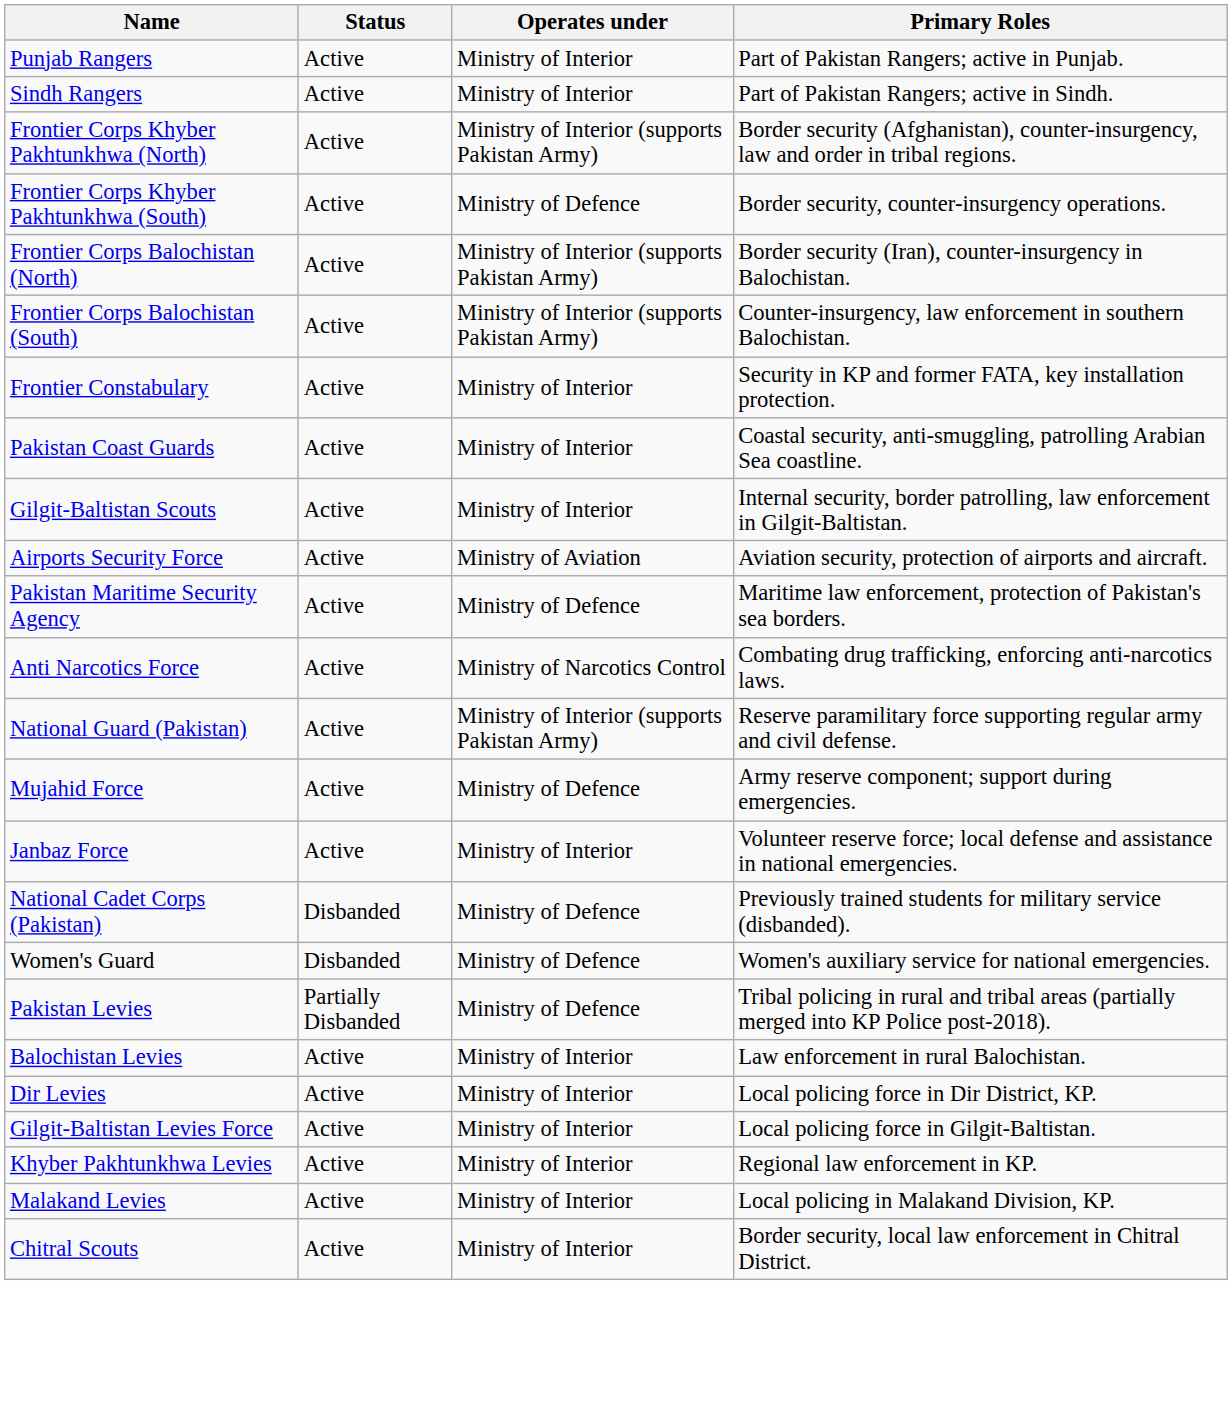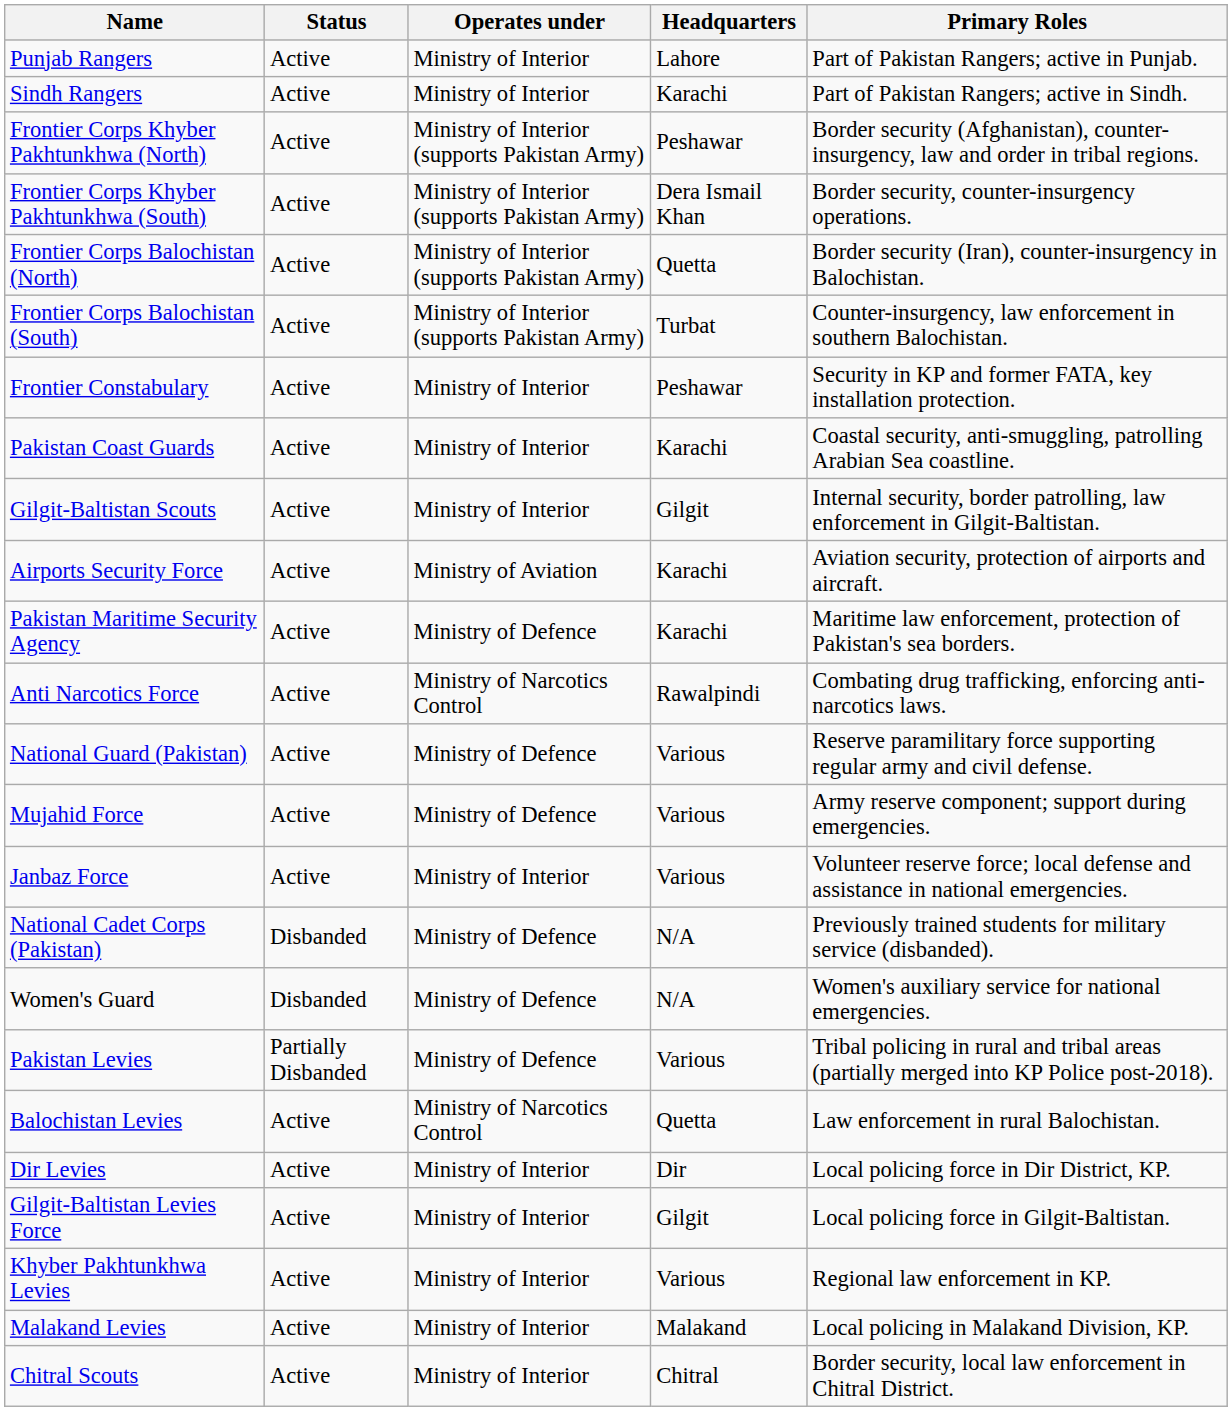+ column: (729, 22)
(549, 203) Ministry of Defence -> (529, 203) Ministry of Interior (supports Pakistan Army)
(590, 728) Ministry of Interior (supports Pakistan Army) -> (505, 754) Ministry of Defence
(545, 1057) Ministry of Interior -> (511, 1120) Ministry of Narcotics Control
